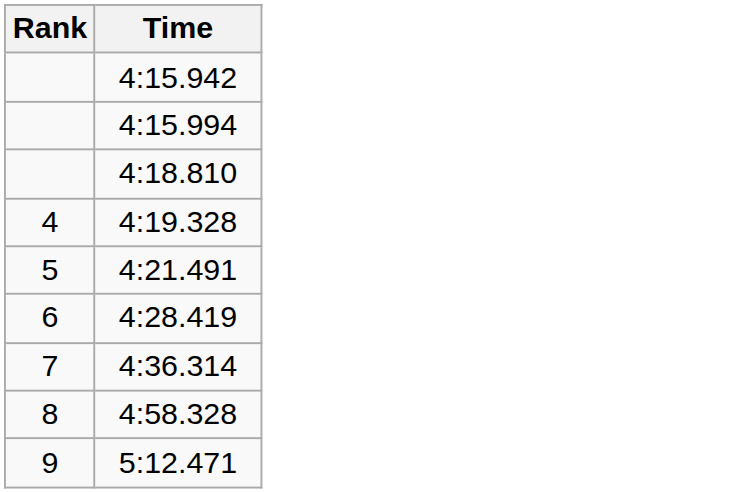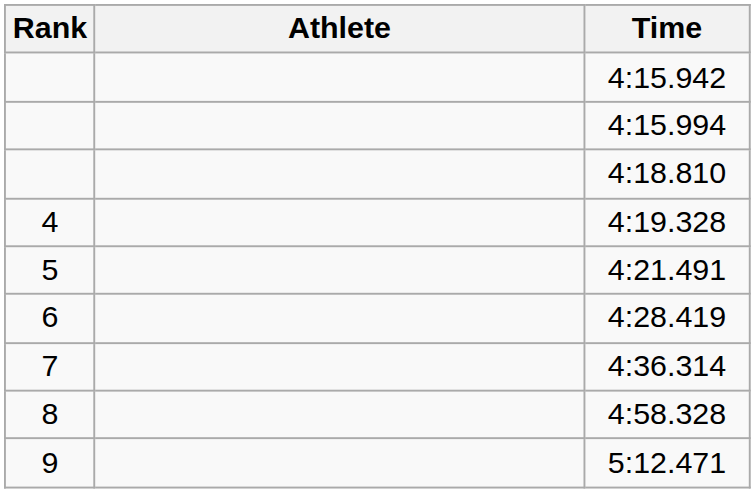+ column: (339, 28)
